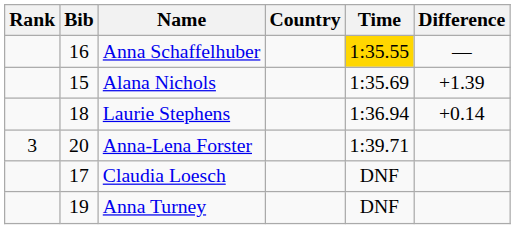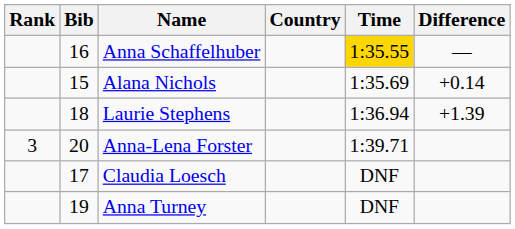(462, 82) +1.39 -> (462, 82) +0.14
(462, 113) +0.14 -> (462, 113) +1.39
